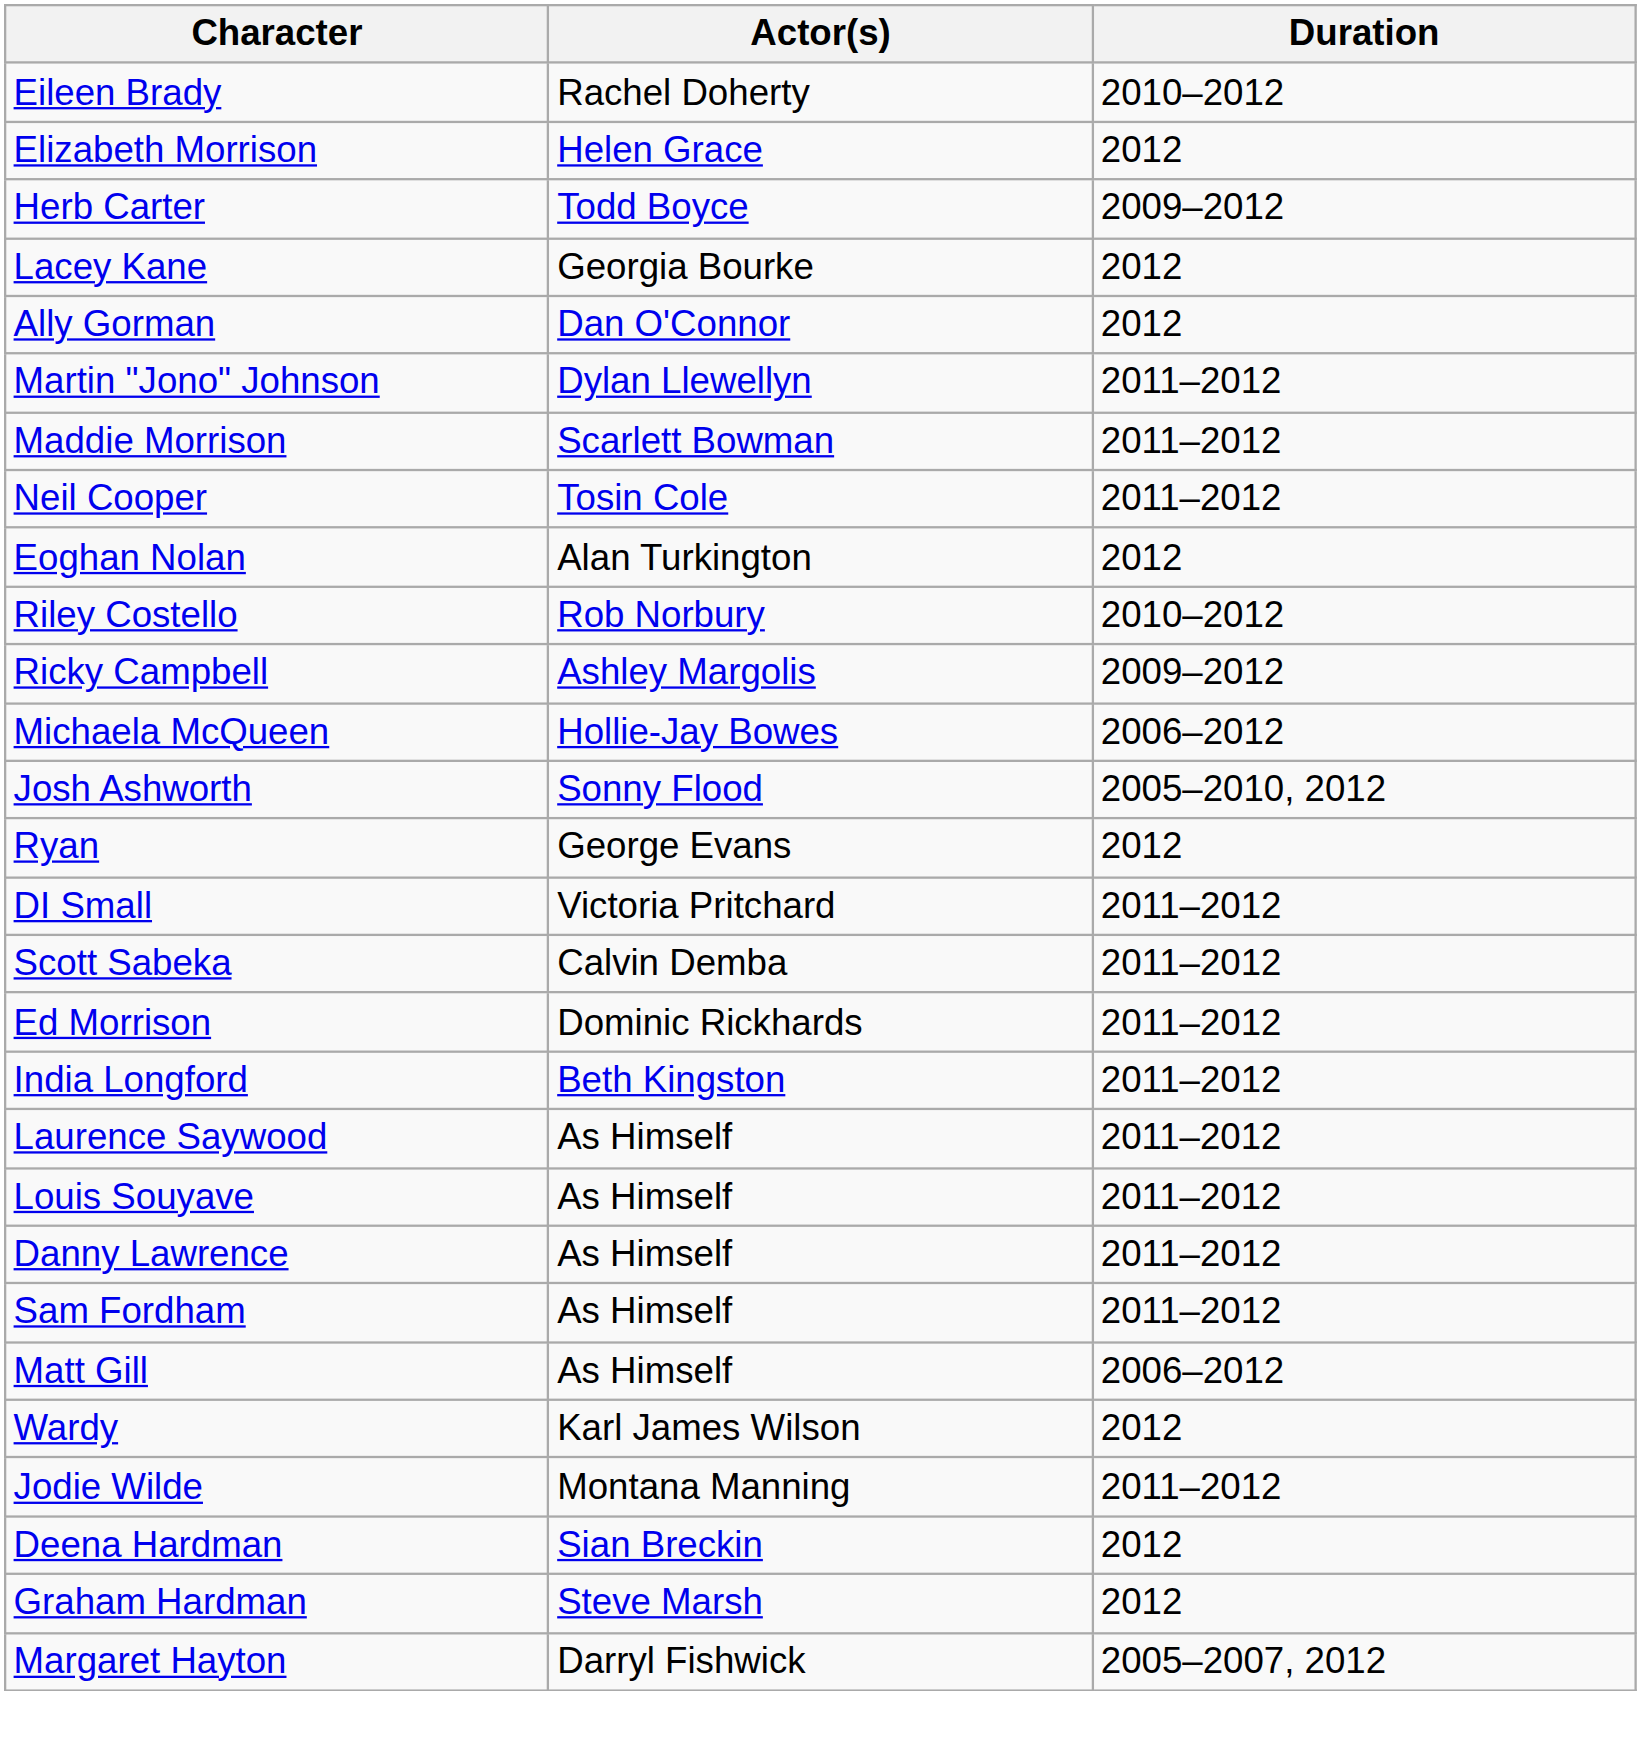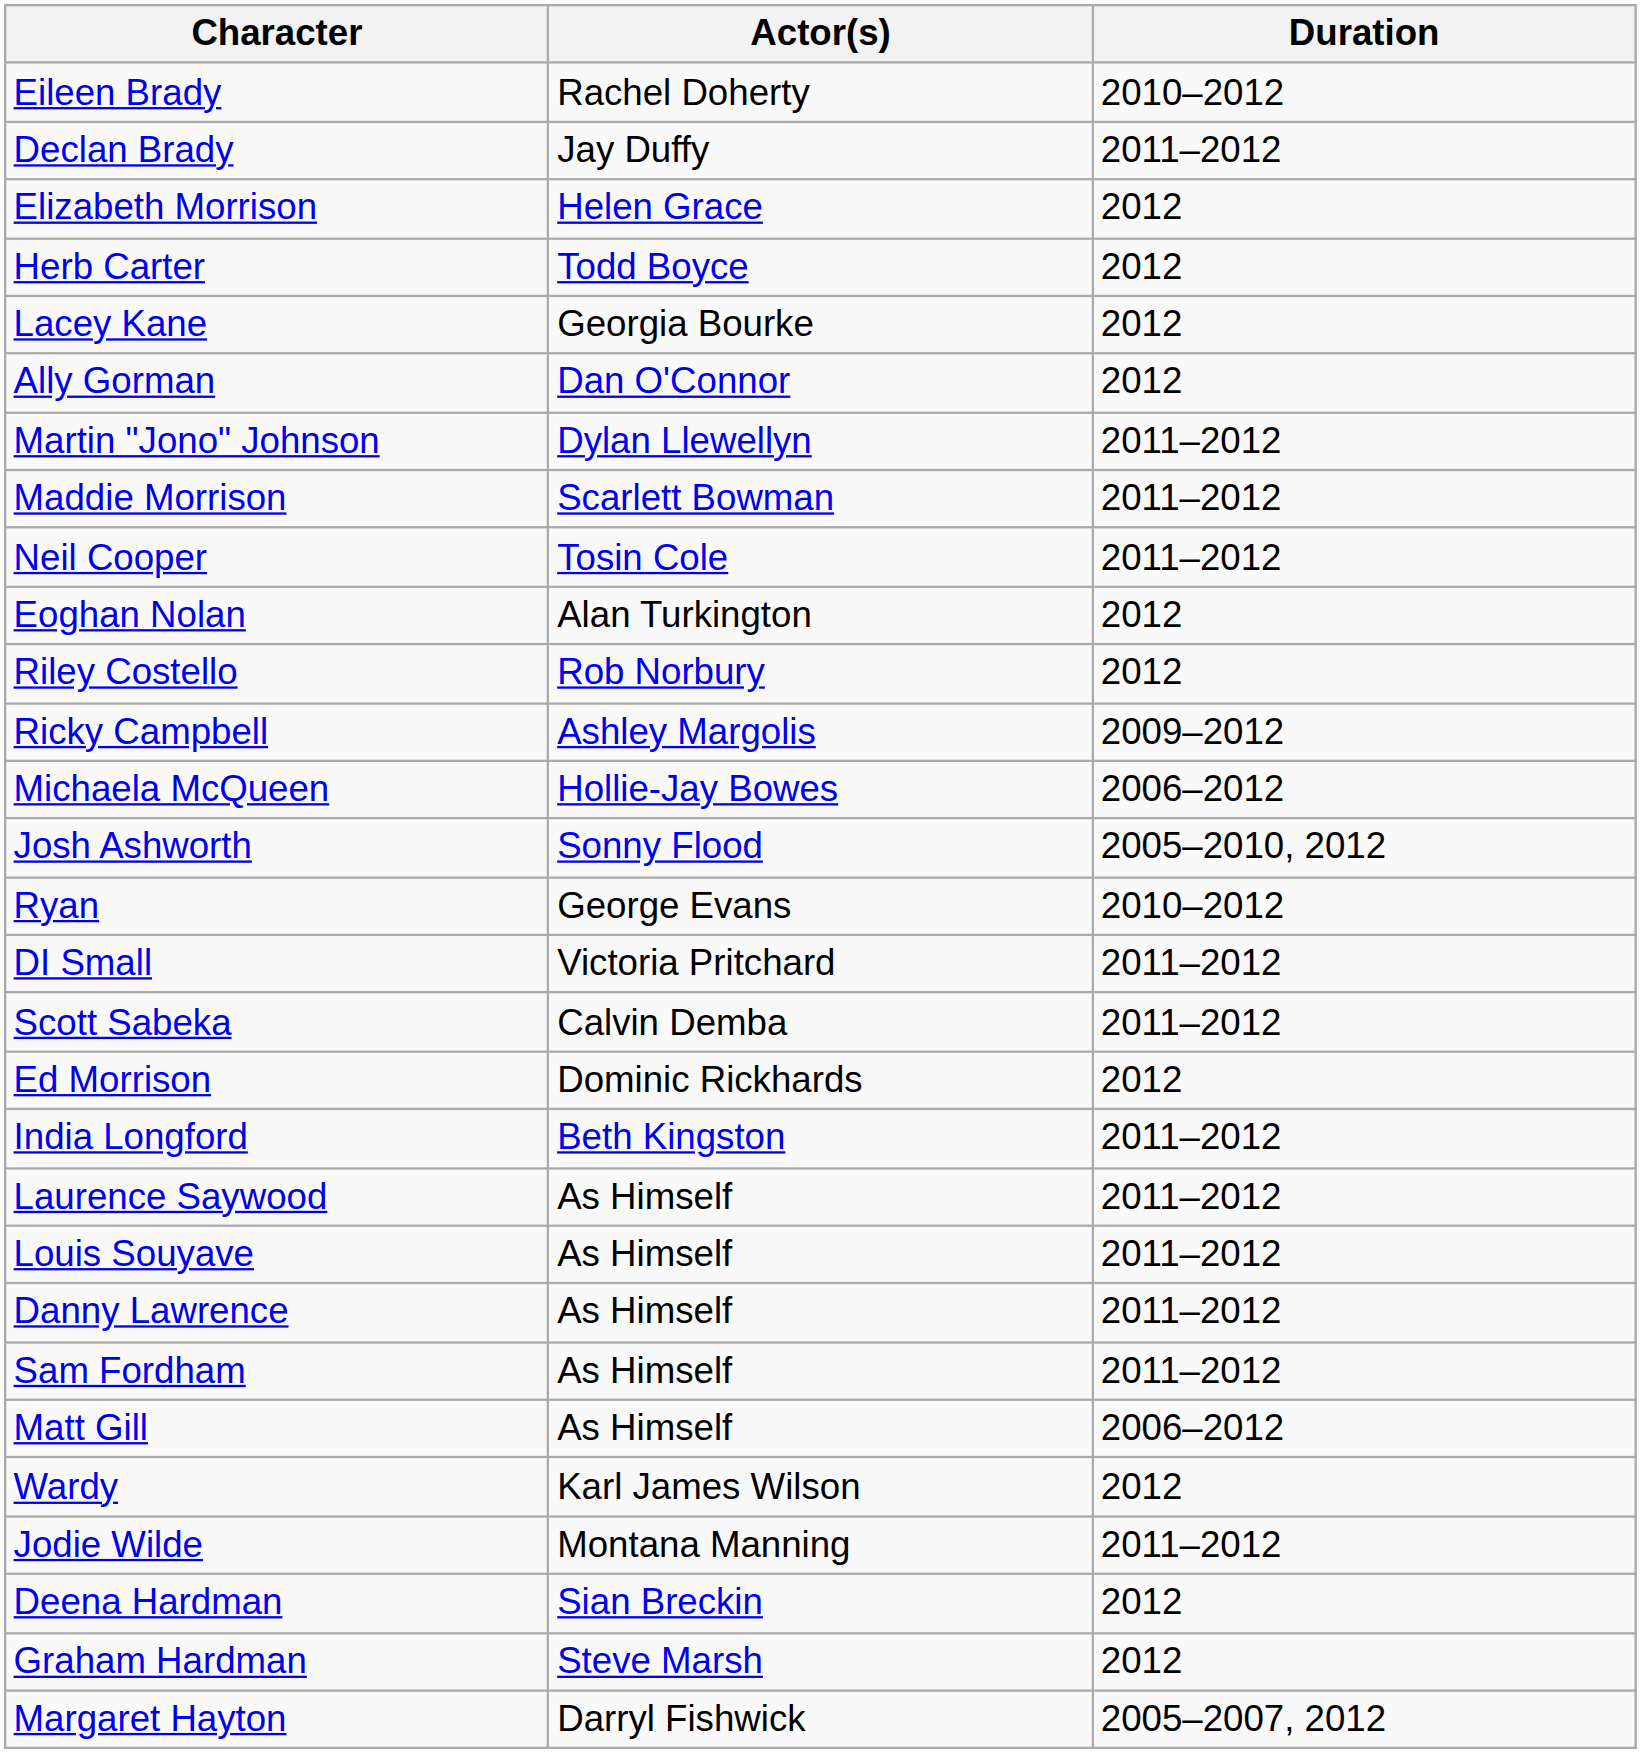+ row: (124, 149)
(1192, 207) 2009–2012 -> (1142, 265) 2012
(1192, 614) 2010–2012 -> (1142, 672) 2012
(1142, 847) 2012 -> (1192, 905) 2010–2012
(1191, 1021) 2011–2012 -> (1142, 1079) 2012
